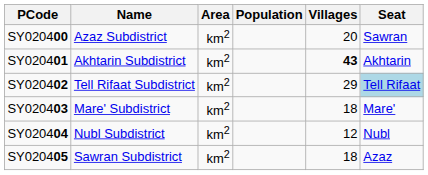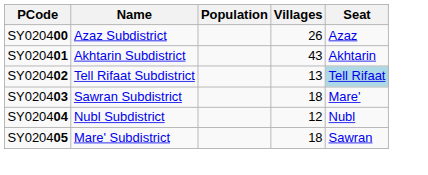- column: (215, 14)
(350, 37) 20 -> (315, 35) 26
(385, 37) Sawran -> (343, 35) Azaz
(350, 61) bold -> (315, 55) normal
(350, 85) 29 -> (315, 76) 13
(122, 109) Mare' Subdistrict -> (128, 96) Sawran Subdistrict
(128, 157) Sawran Subdistrict -> (122, 138) Mare' Subdistrict
(378, 157) Azaz -> (351, 138) Sawran
